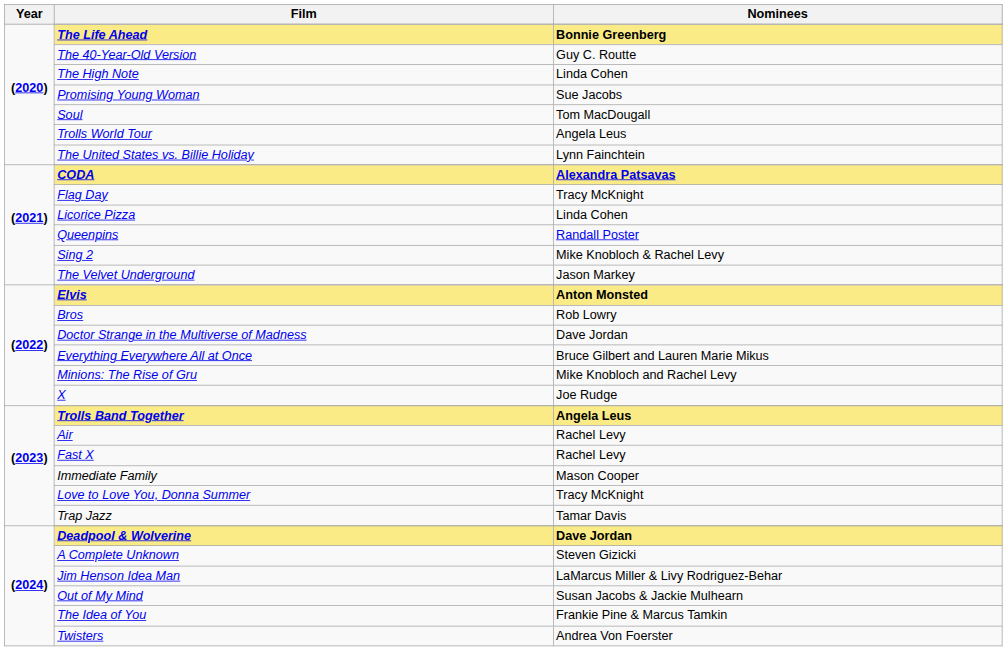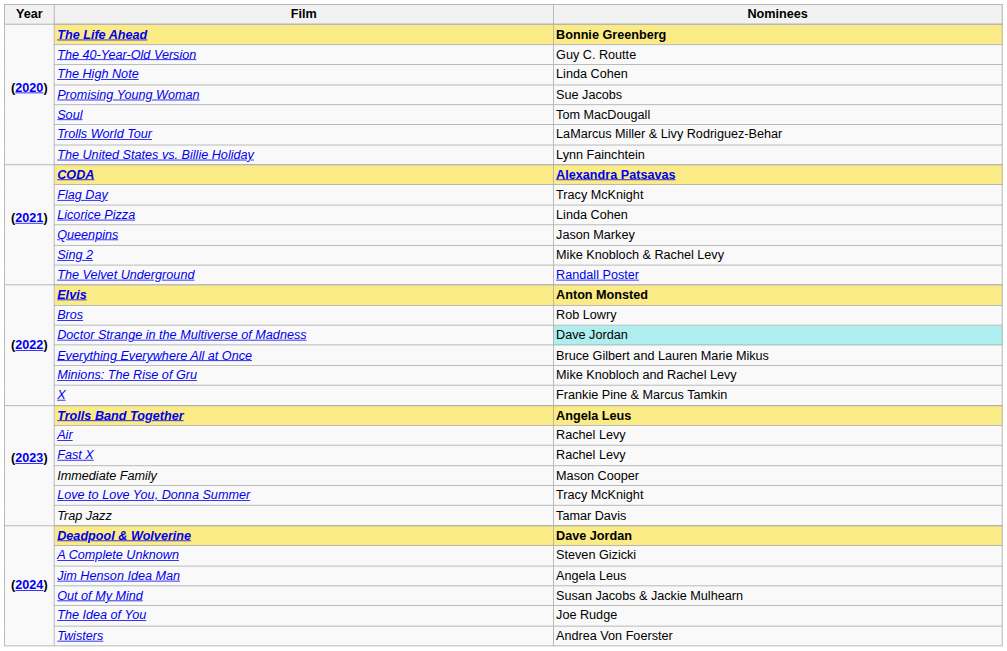(591, 134) Angela Leus -> (669, 134) LaMarcus Miller & Livy Rodriguez-Behar
(598, 235) Randall Poster -> (595, 235) Jason Markey
(595, 275) Jason Markey -> (598, 275) Randall Poster
(592, 335) no background -> (592, 335) paleturquoise background
(587, 395) Joe Rudge -> (642, 395) Frankie Pine & Marcus Tamkin
(669, 575) LaMarcus Miller & Livy Rodriguez-Behar -> (591, 575) Angela Leus
(642, 615) Frankie Pine & Marcus Tamkin -> (587, 615) Joe Rudge
